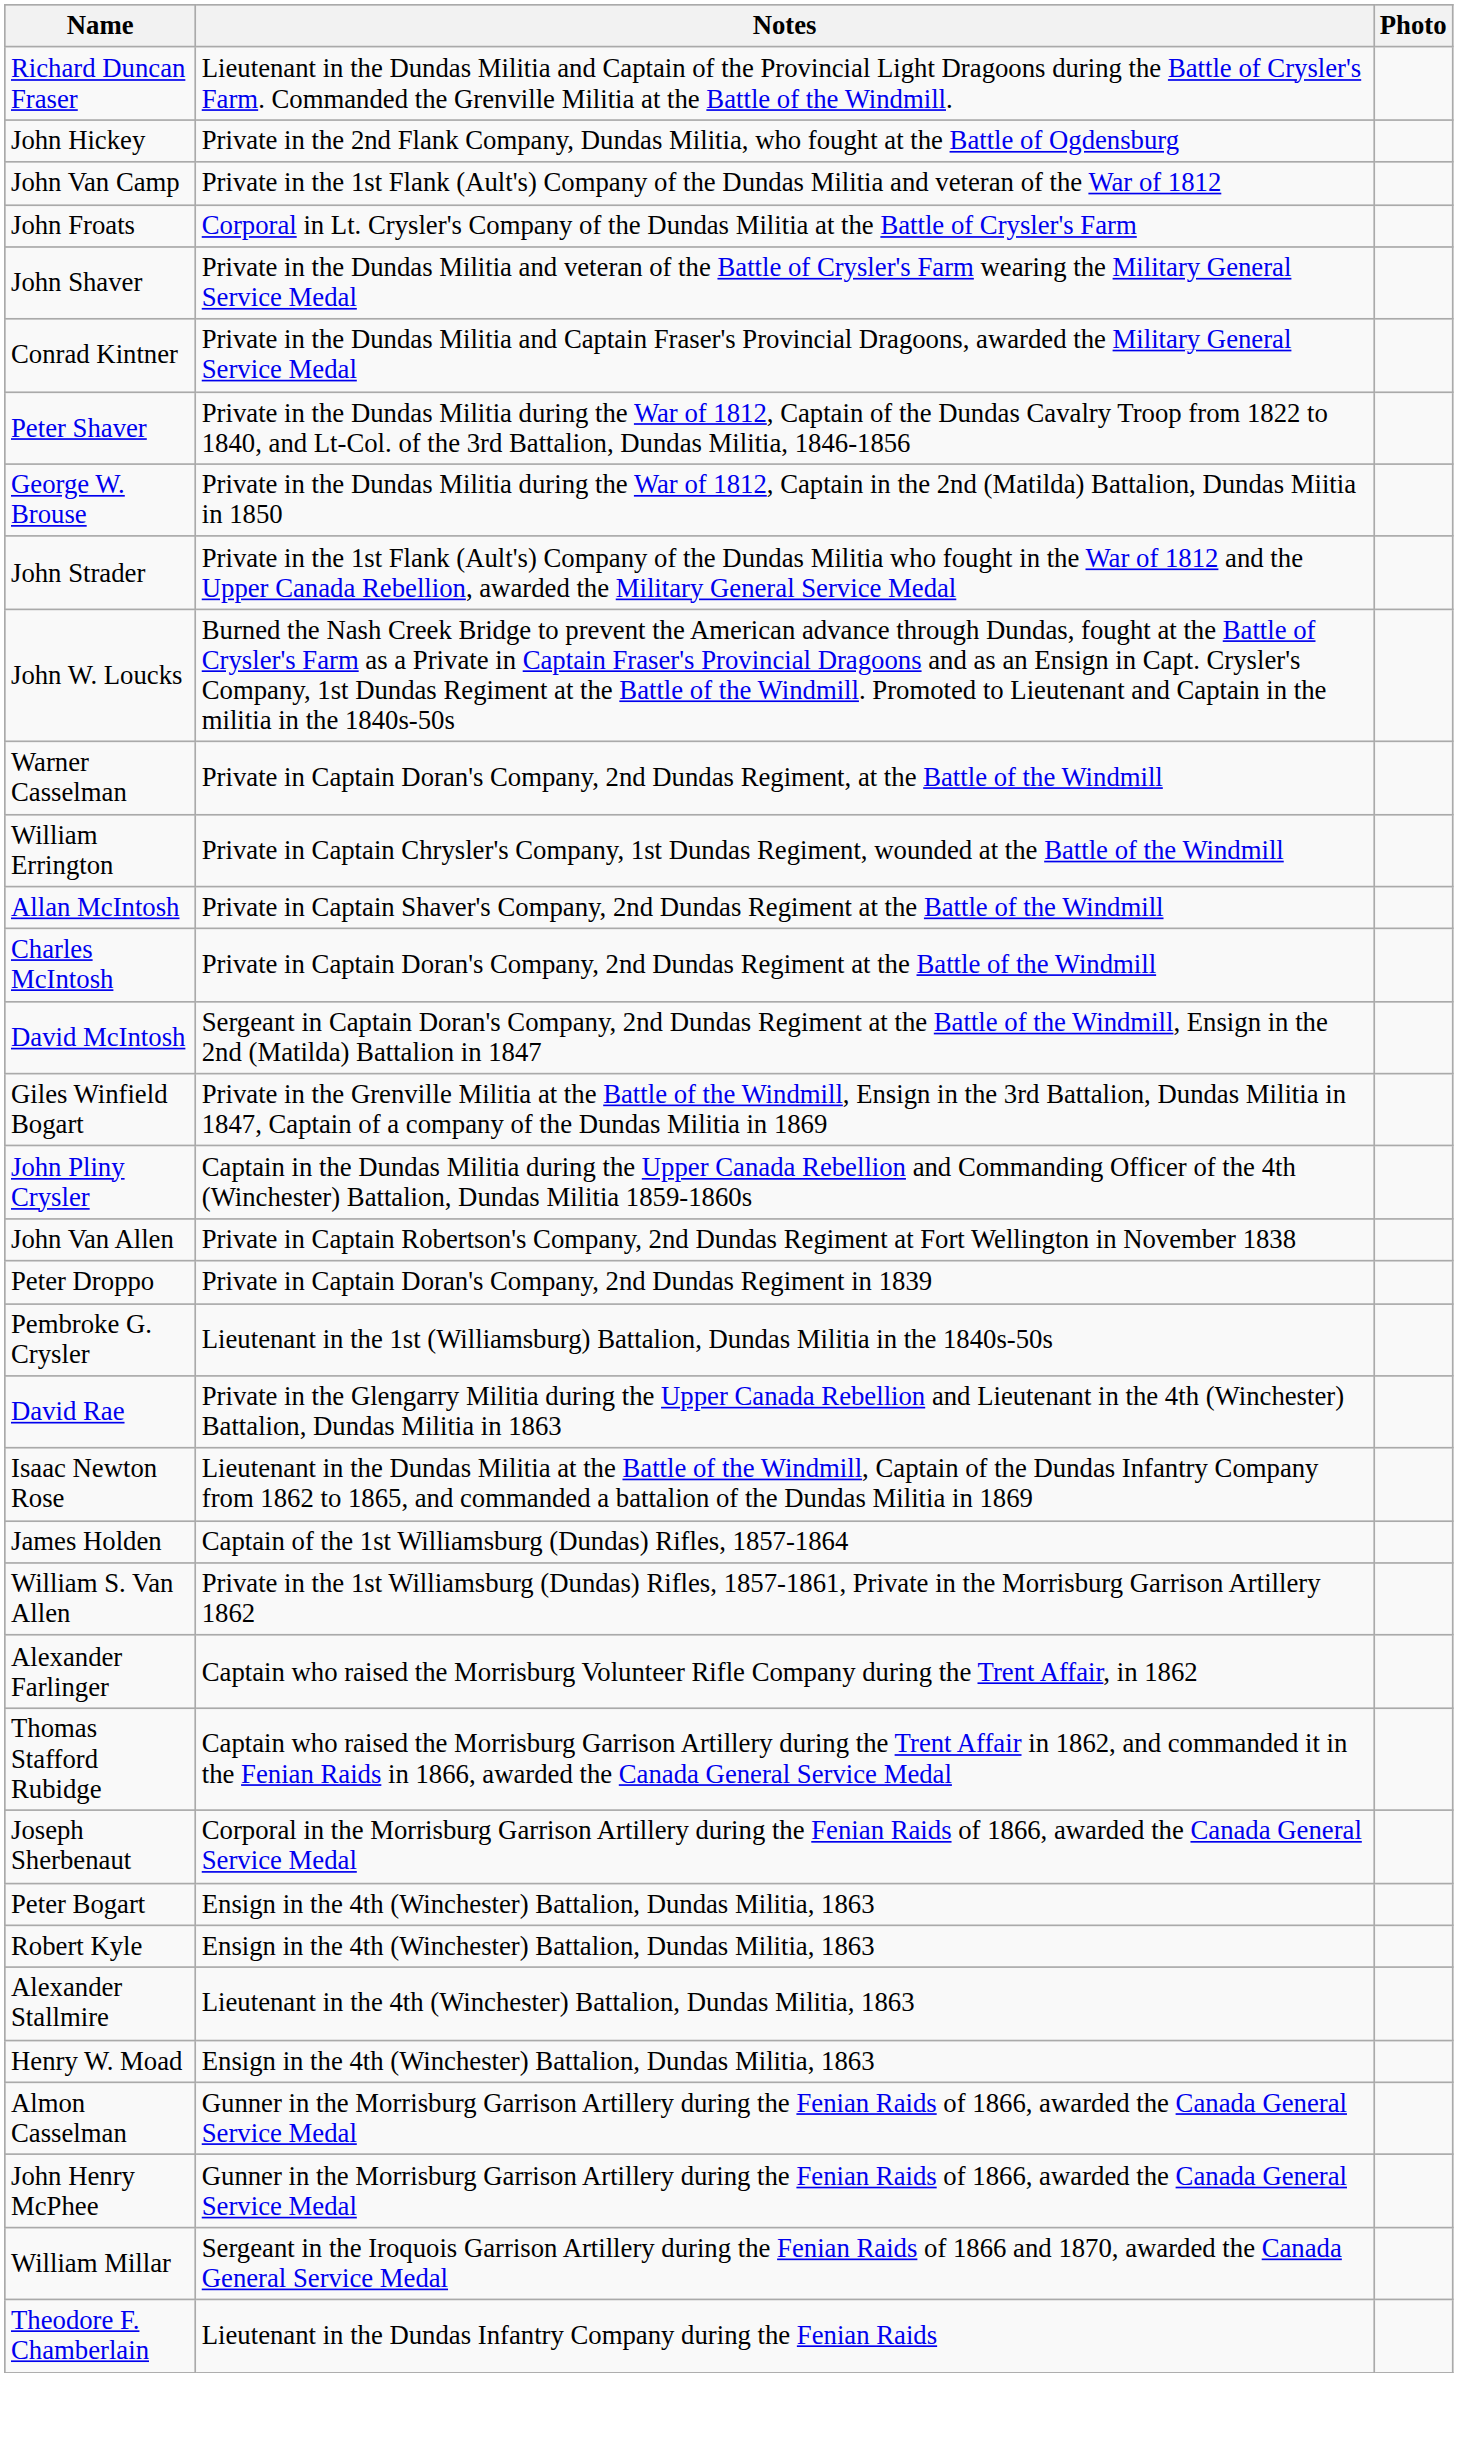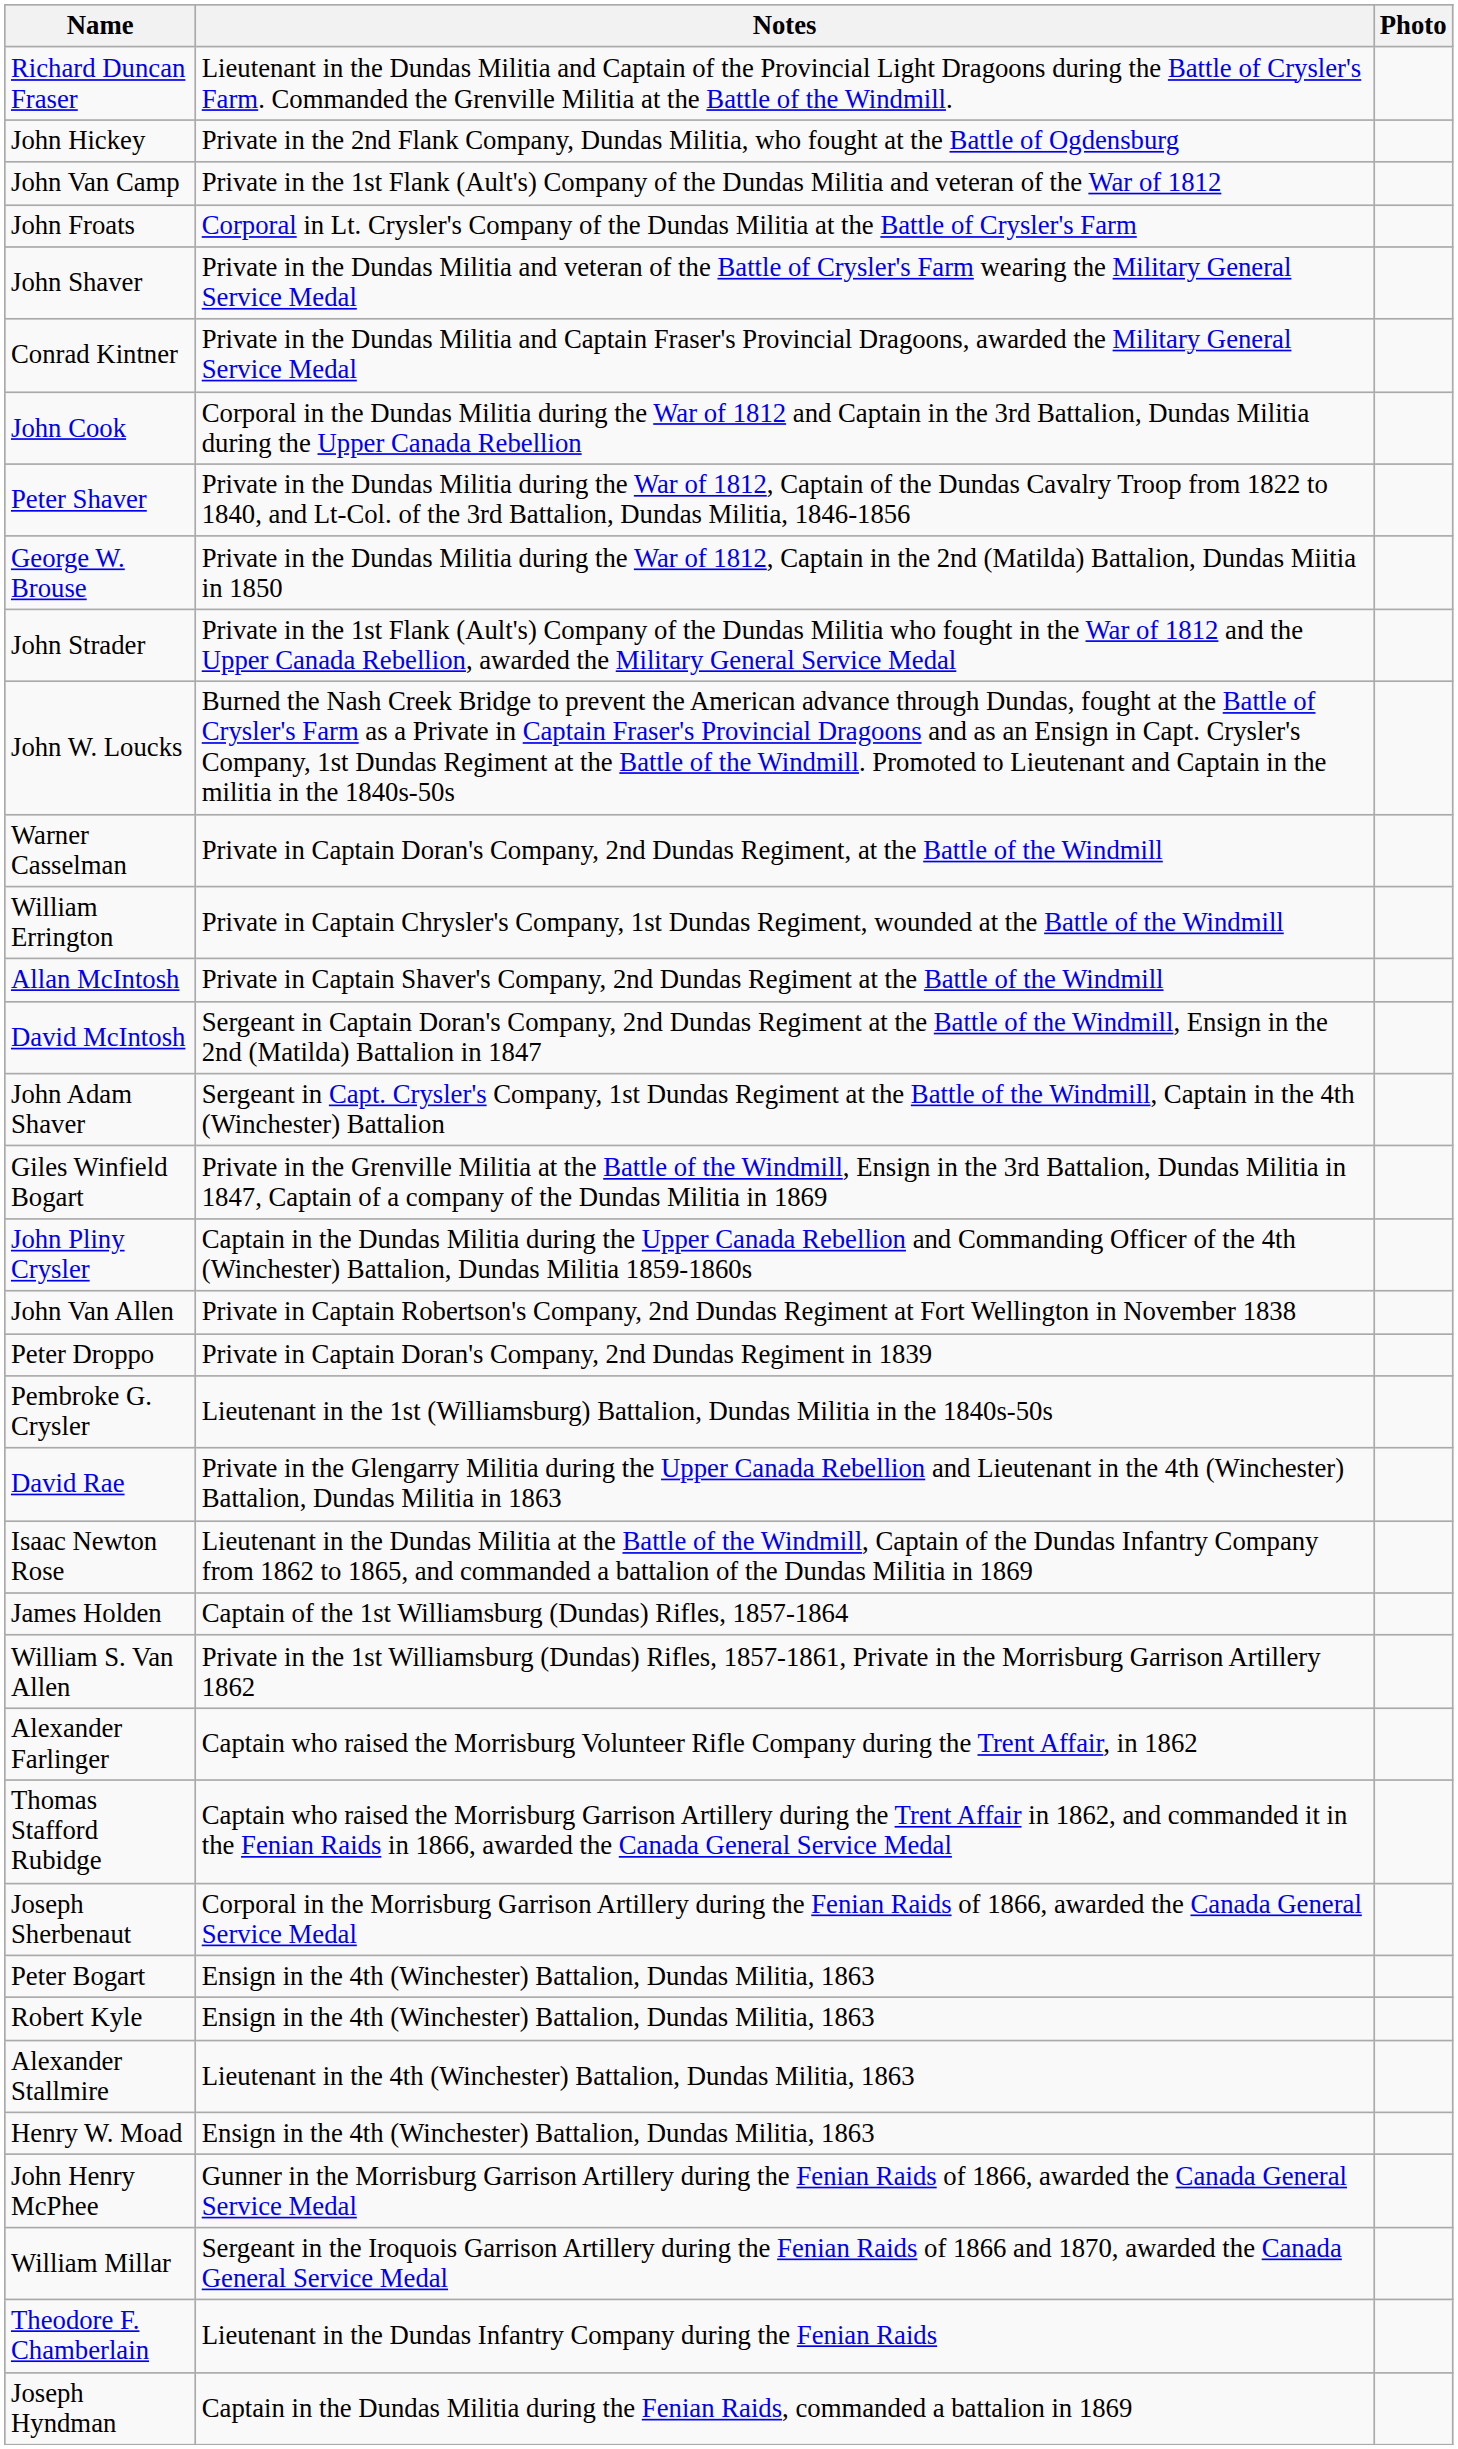+ row: (69, 427)
- row: (62, 964)
+ row: (71, 1109)
- row: (69, 2118)
+ row: (64, 2407)
